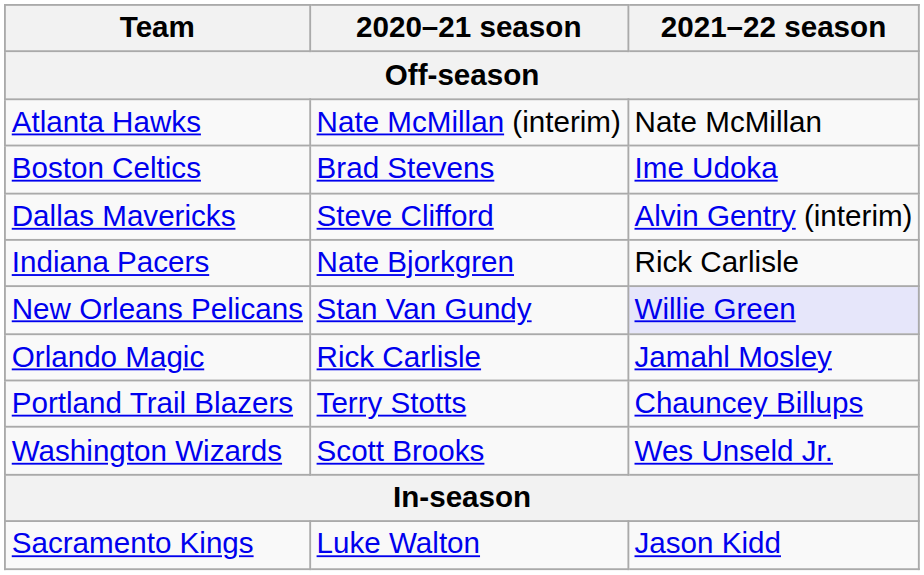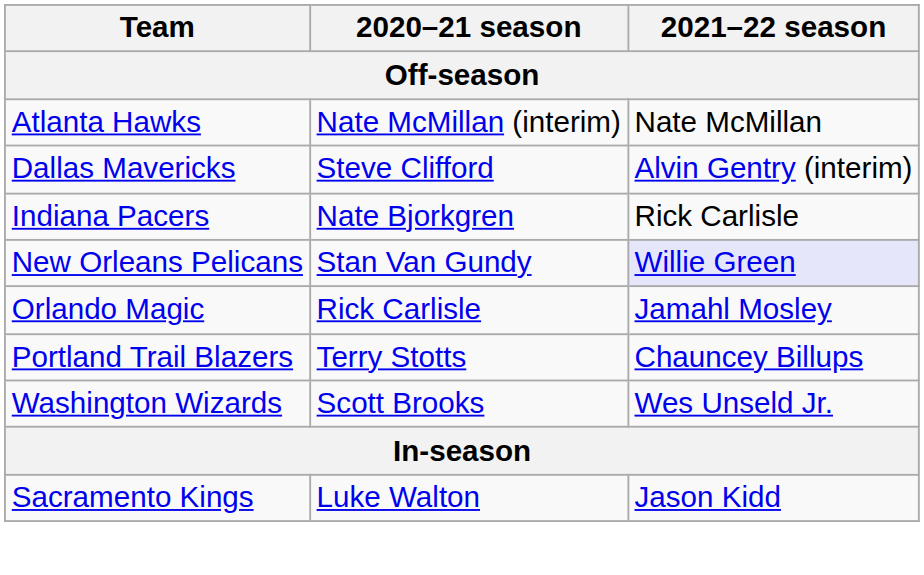- row: (106, 168)
